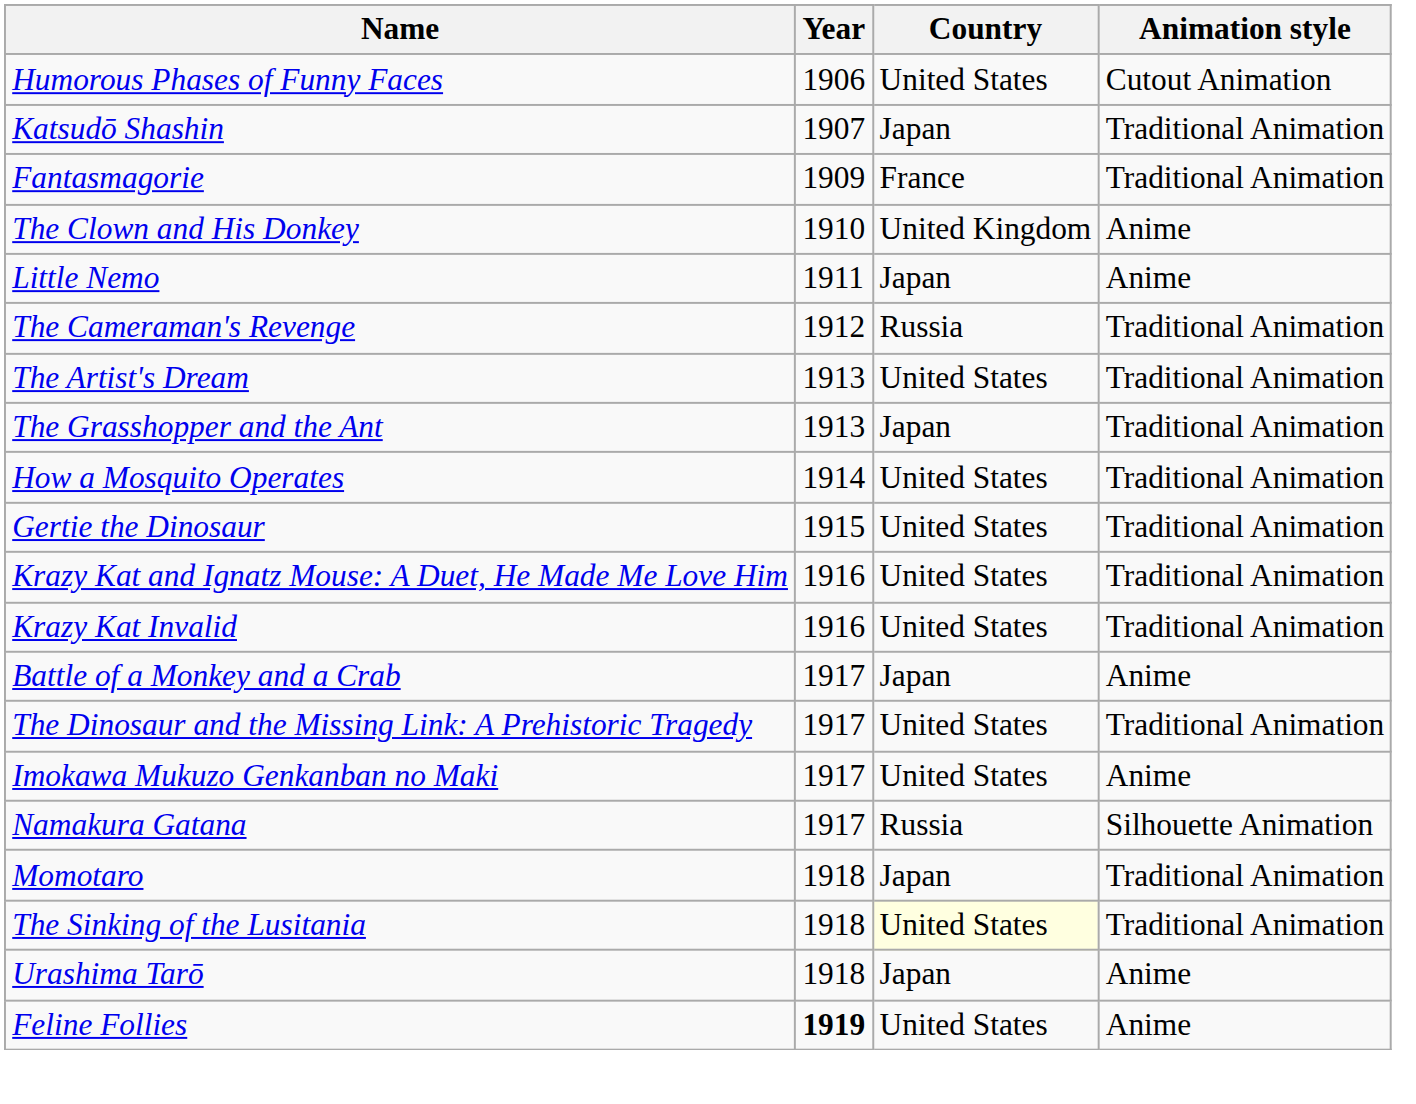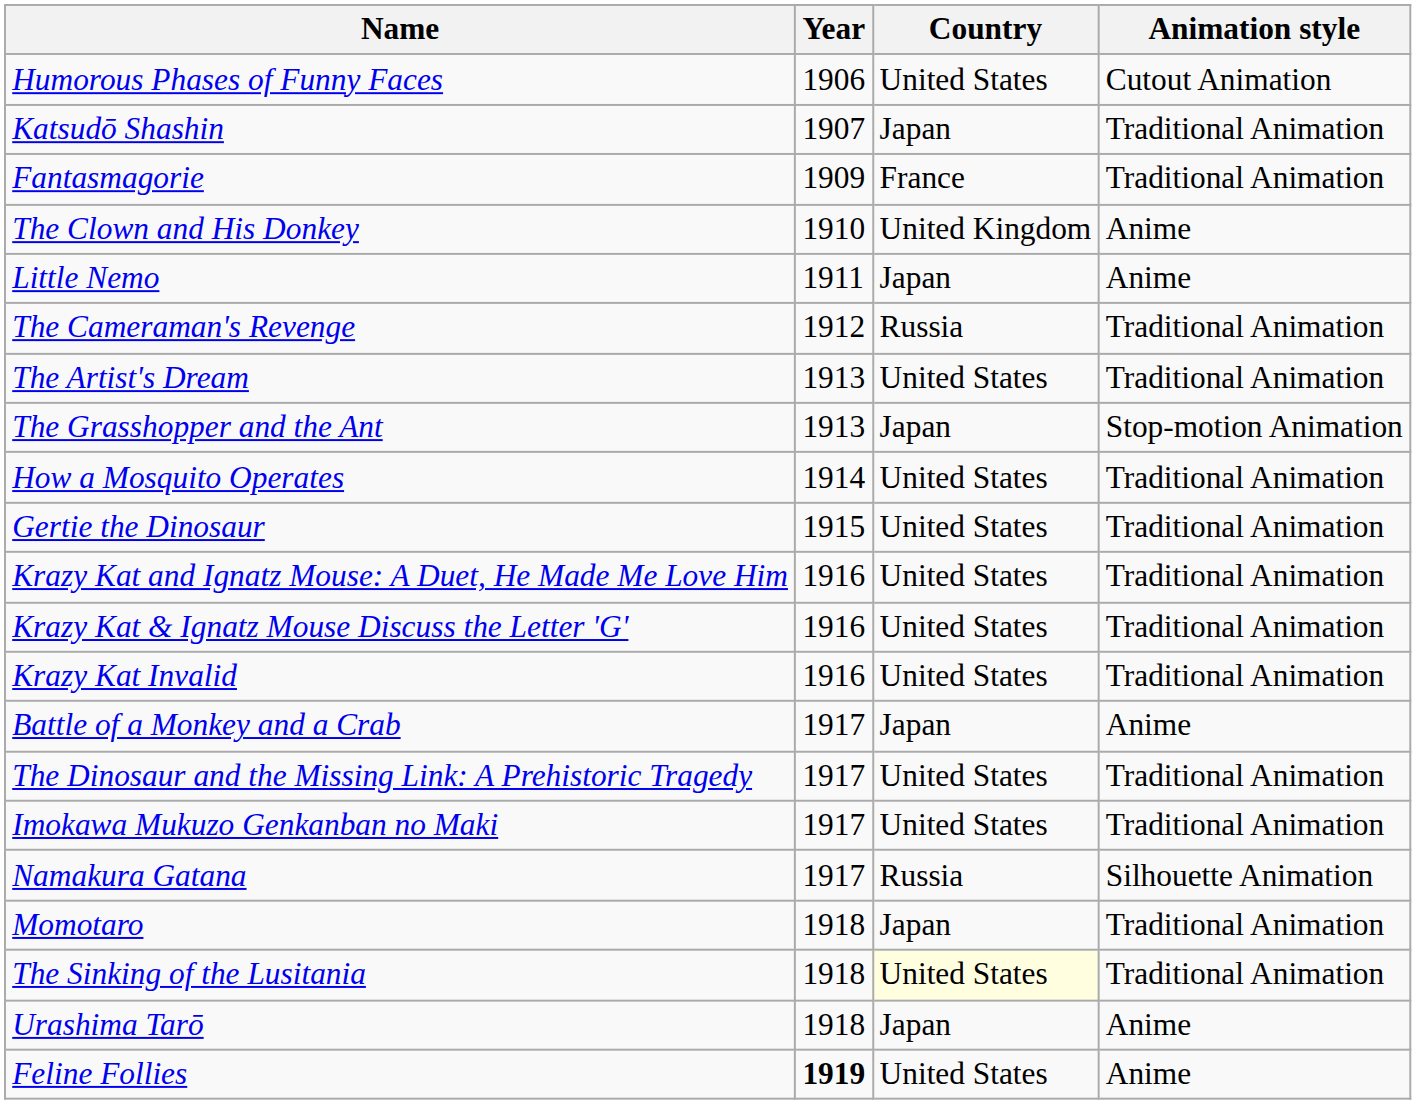(1245, 427) Traditional Animation -> (1254, 427) Stop-motion Animation
+ row: (320, 626)
(1148, 775) Anime -> (1245, 825) Traditional Animation
